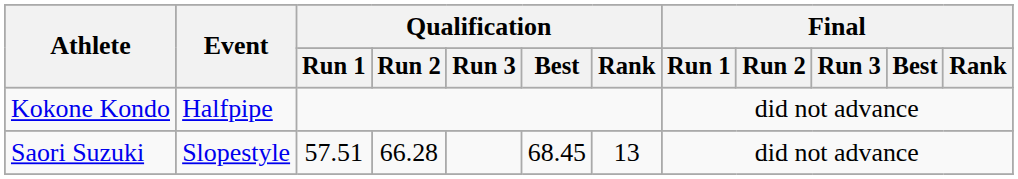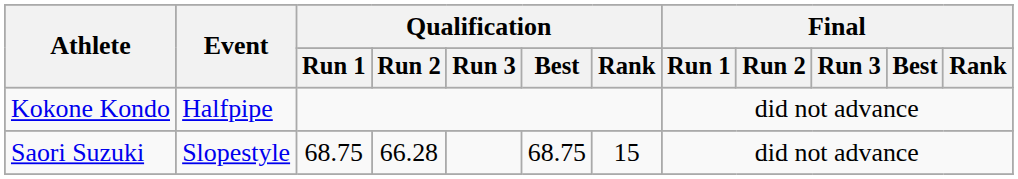(334, 152) 57.51 -> (334, 152) 68.75
(557, 152) 68.45 -> (557, 152) 68.75
(627, 152) 13 -> (627, 152) 15
